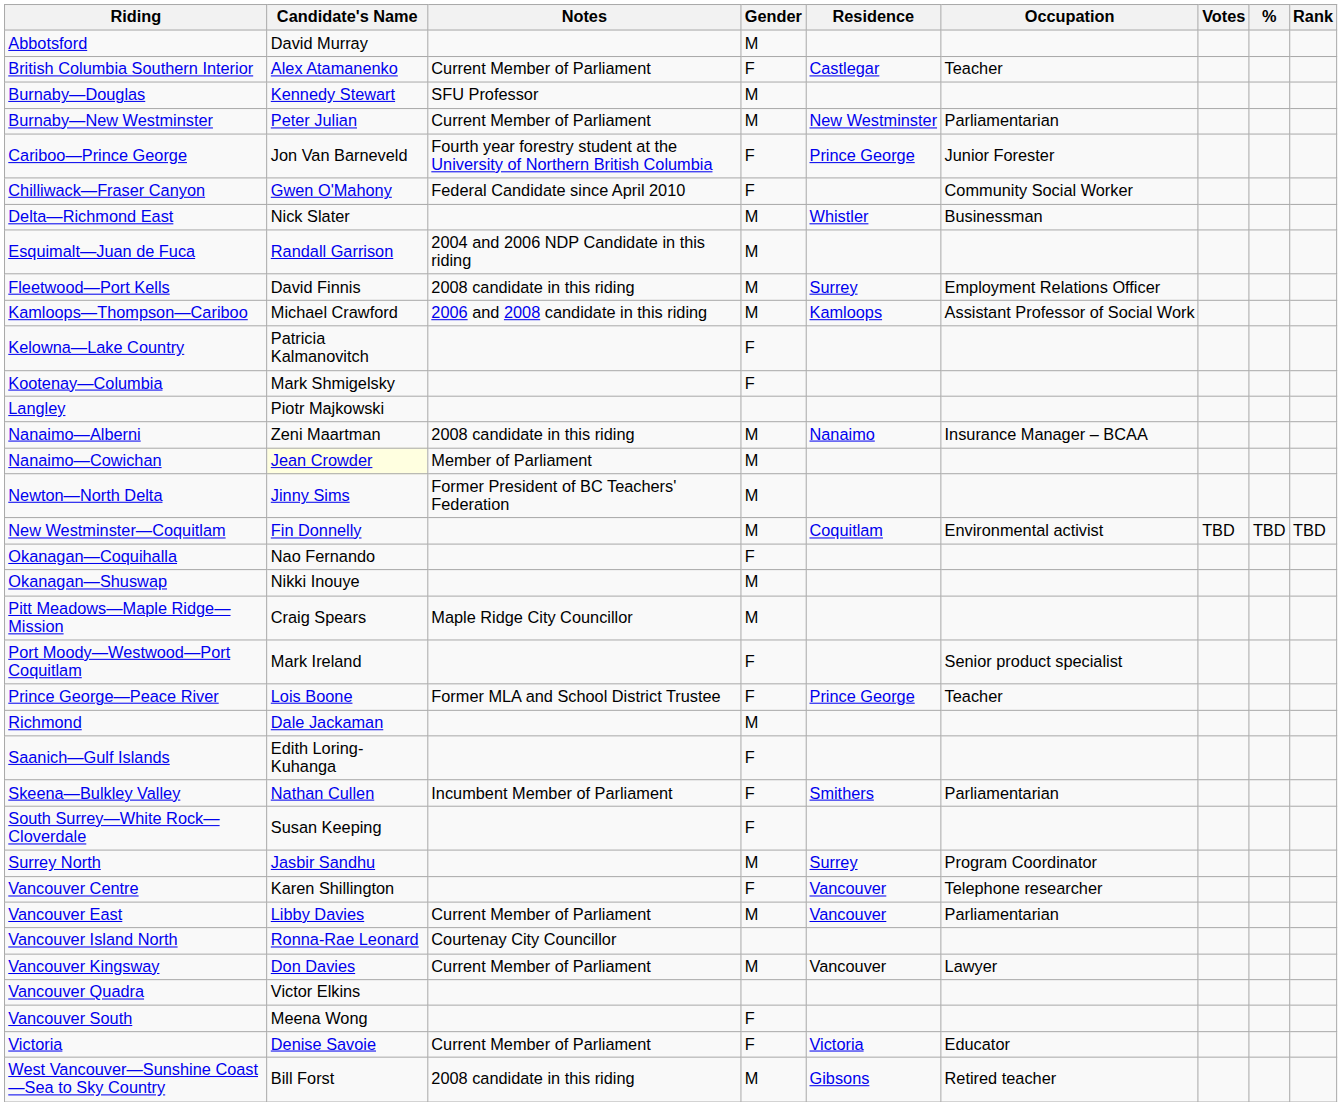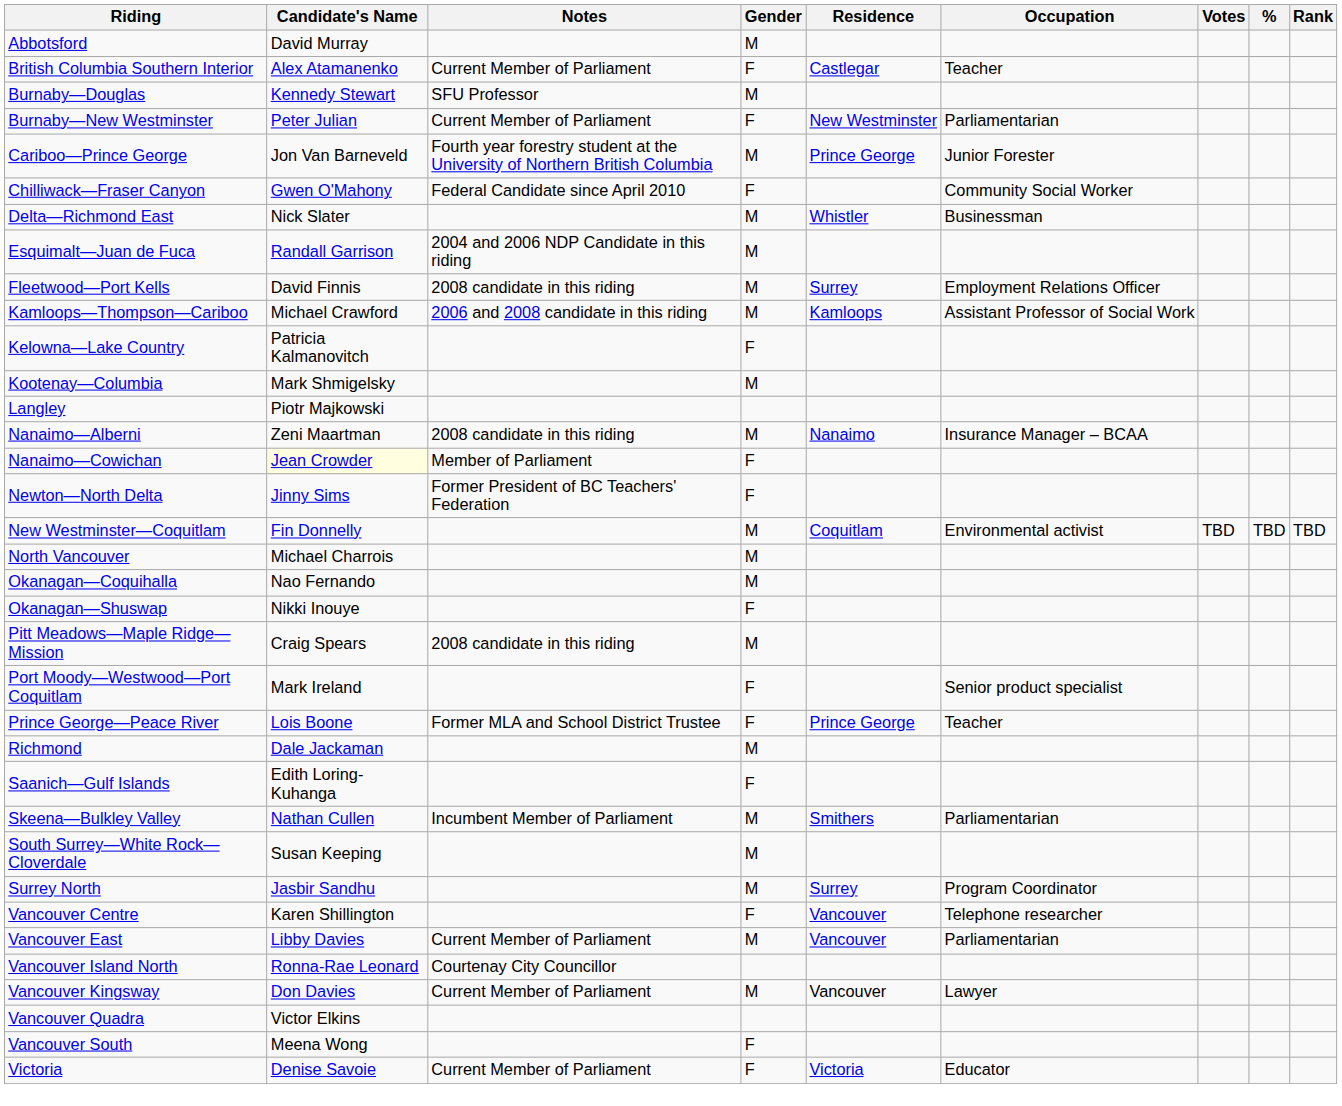(752, 120) M -> (750, 120) F
(750, 156) F -> (752, 156) M
(750, 383) F -> (752, 383) M
(752, 460) M -> (750, 460) F
(752, 495) M -> (750, 495) F
+ row: (69, 556)
(750, 556) F -> (752, 582) M
(752, 582) M -> (750, 608) F
(532, 617) Maple Ridge City Councillor -> (533, 643) 2008 candidate in this riding
(750, 793) F -> (752, 818) M
(750, 828) F -> (752, 853) M
- row: (133, 1079)
